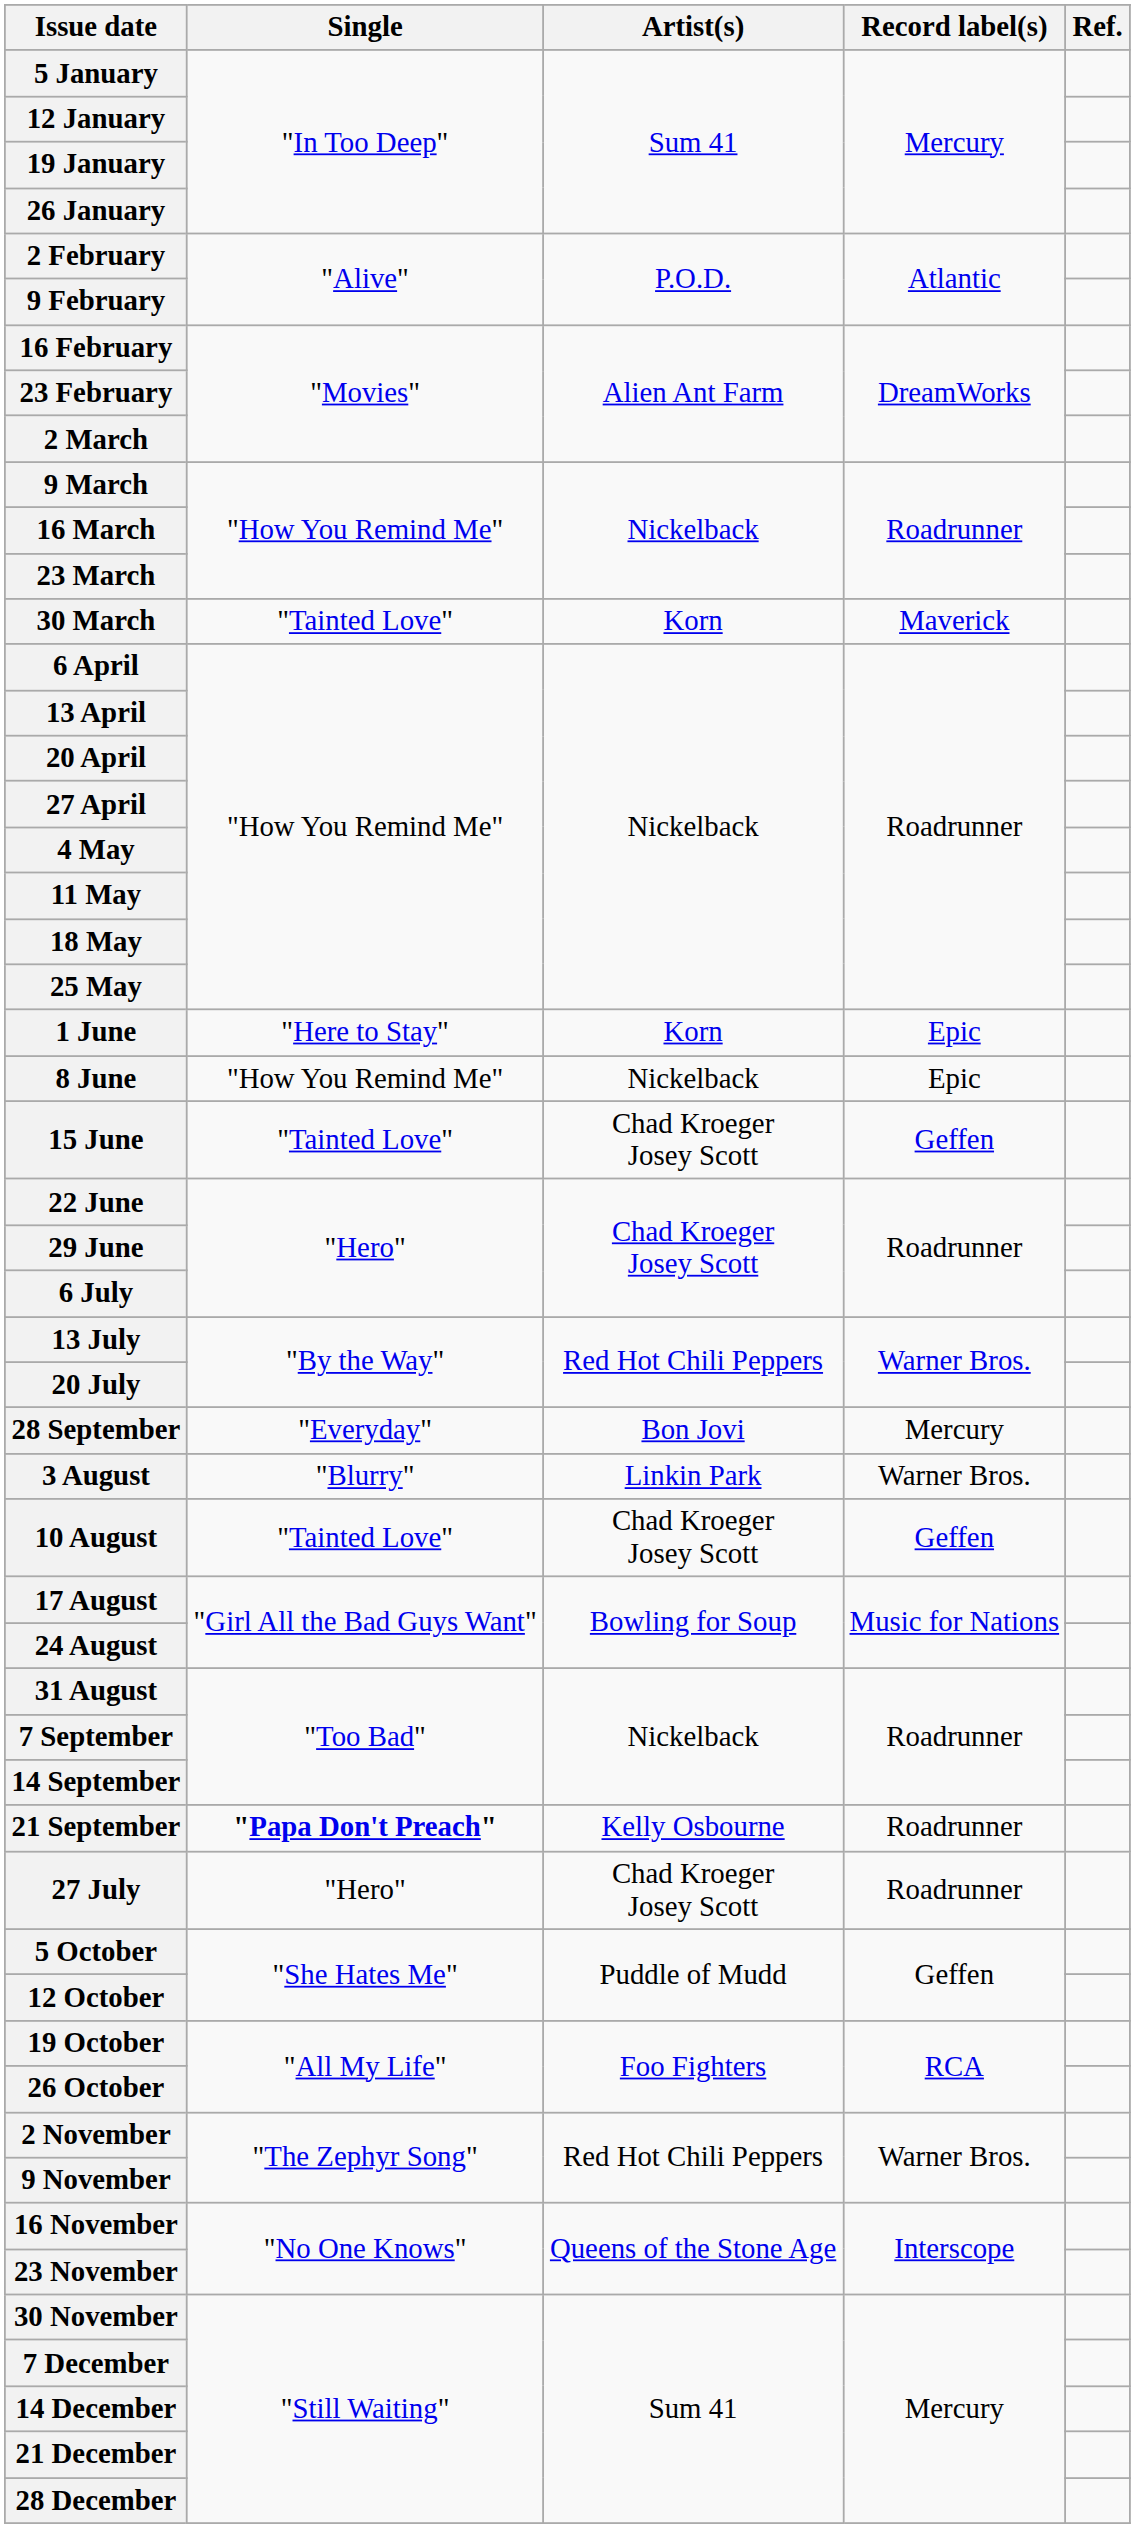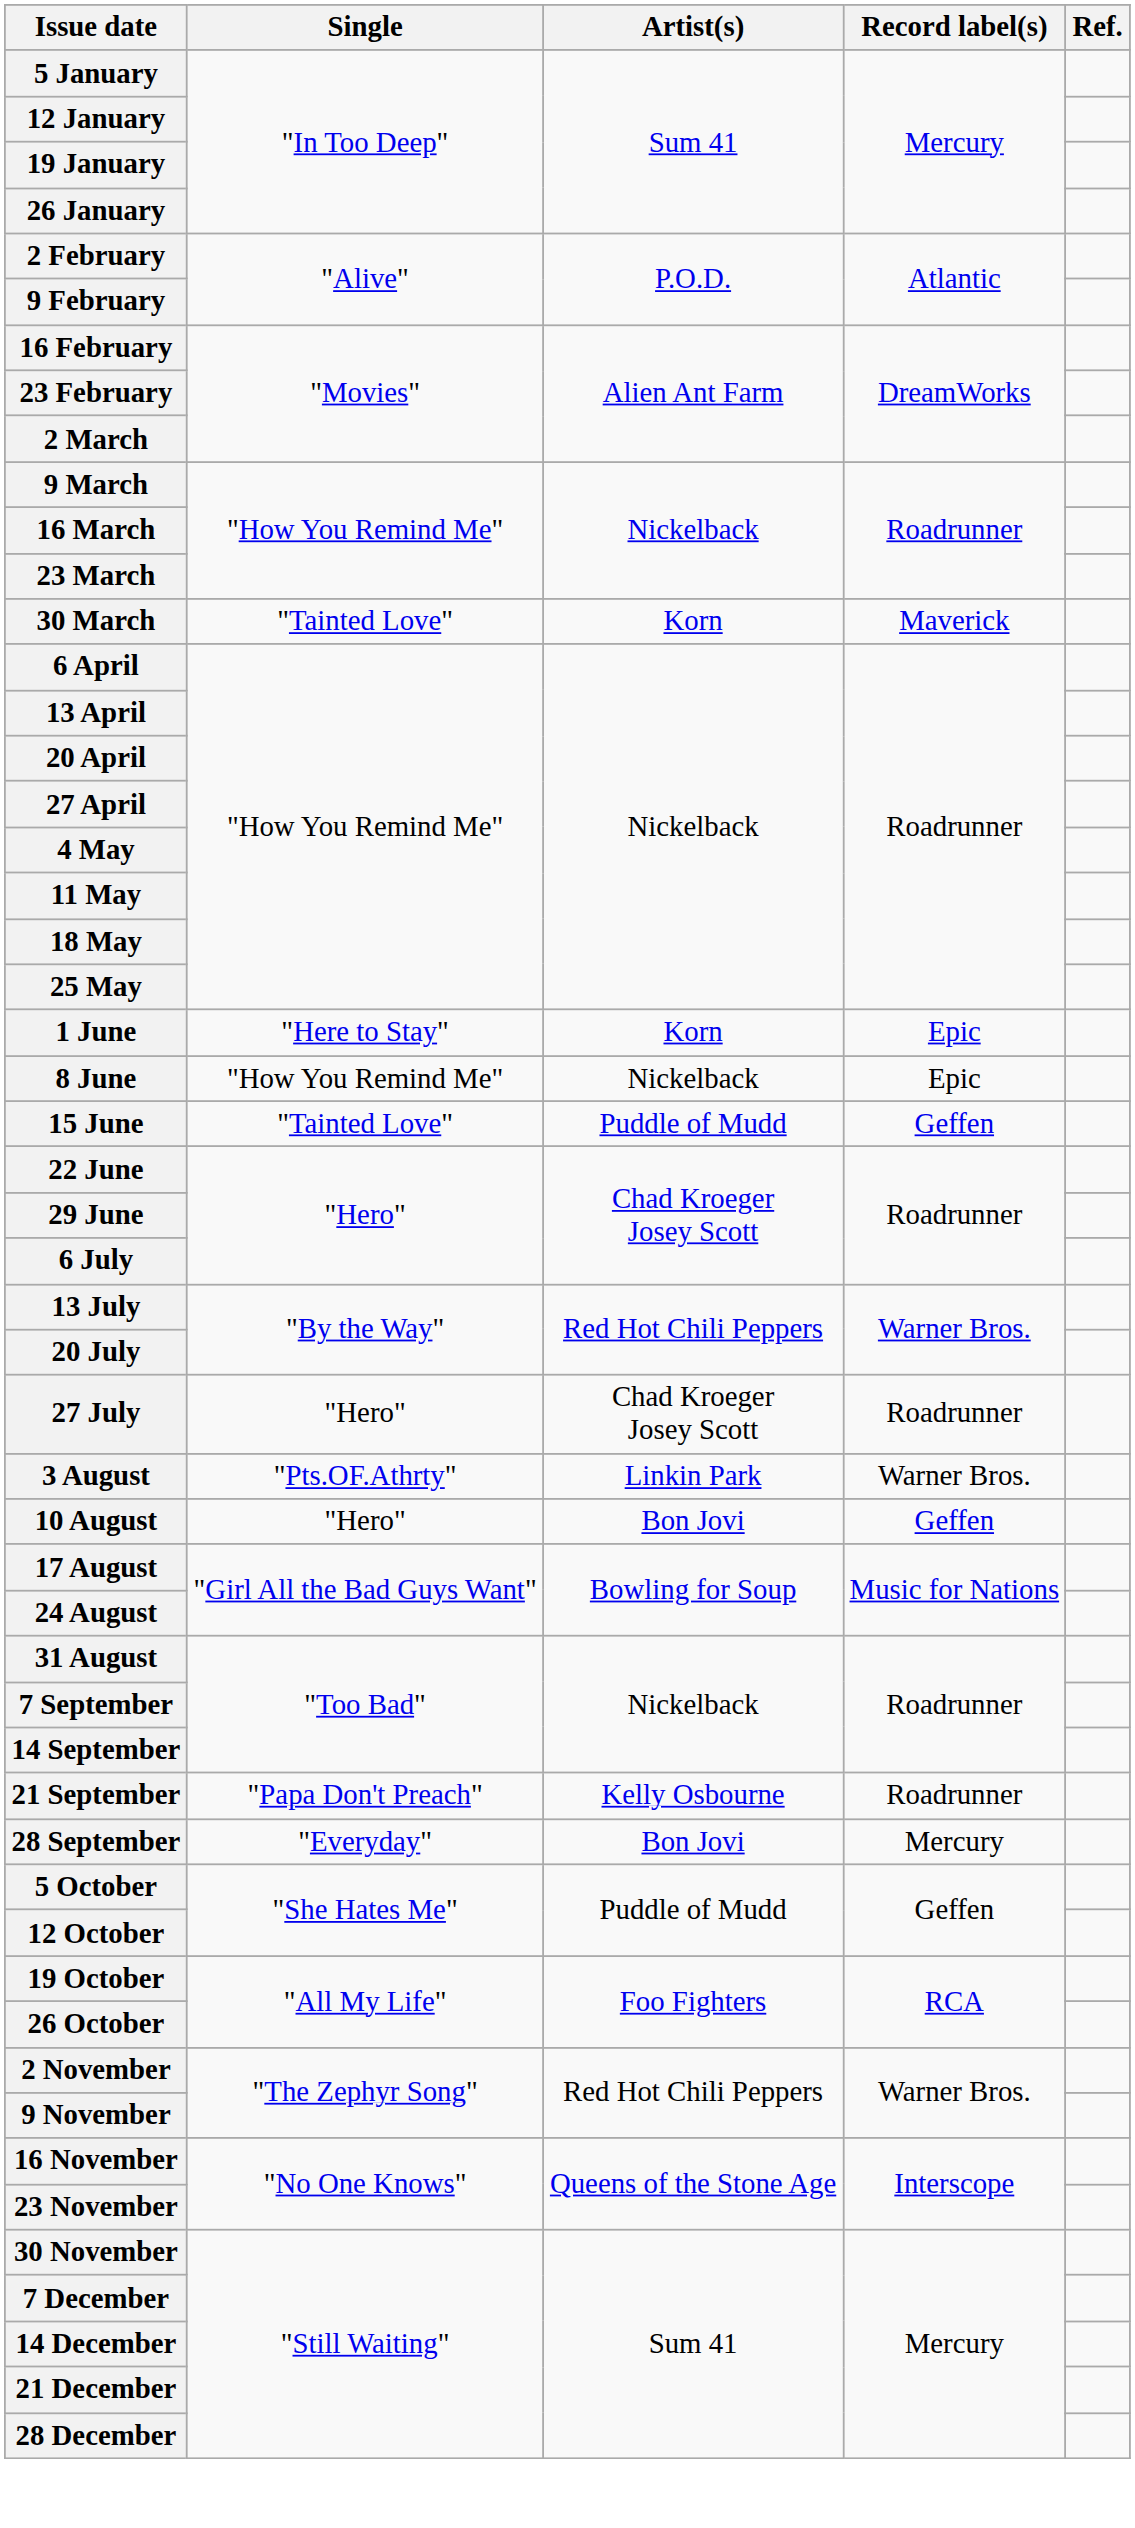(693, 1139) Chad Kroeger Josey Scott -> (693, 1123) Puddle of Mudd
rows swapped: (96, 1889) <-> (96, 1429)
(365, 1475) "Blurry" -> (365, 1475) "Pts.OF.Athrty"
(365, 1537) "Tainted Love" -> (365, 1521) "Hero"
(693, 1537) Chad Kroeger Josey Scott -> (693, 1521) Bon Jovi
(365, 1827) bold -> (365, 1795) normal
